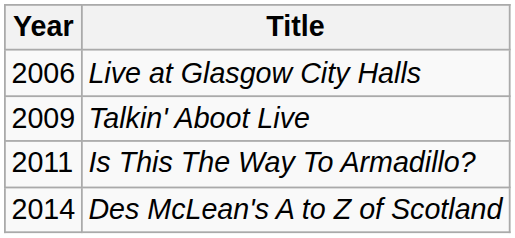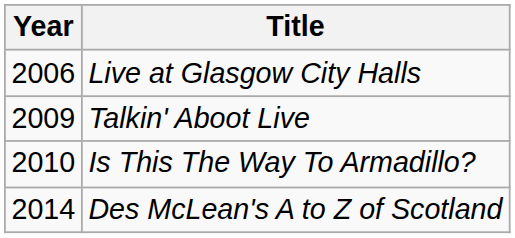(42, 163) 2011 -> (43, 163) 2010
